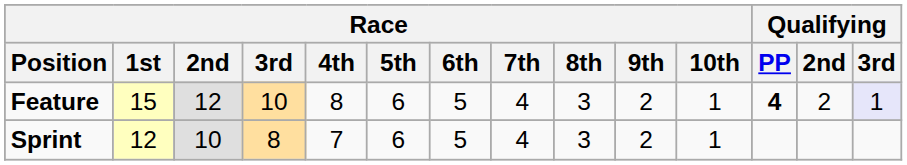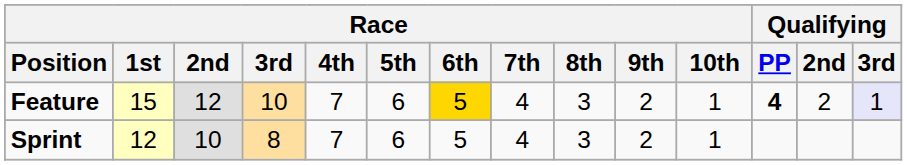(336, 101) 8 -> (336, 101) 7
(460, 101) no background -> (460, 101) gold background
